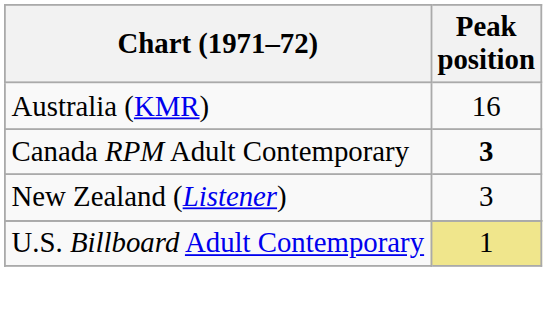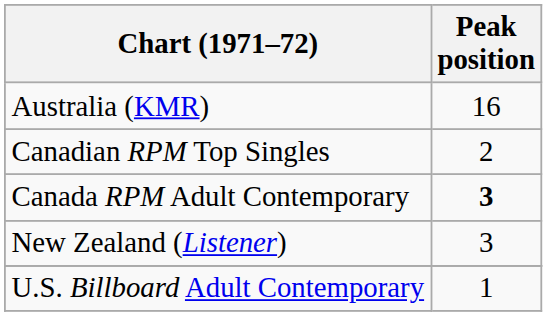+ row: (171, 151)
(486, 242) khaki background -> (486, 288) no background
